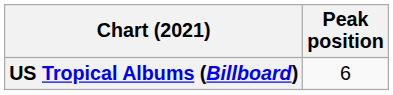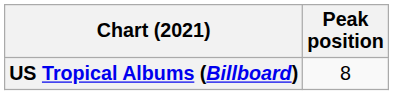(346, 73) 6 -> (346, 73) 8
